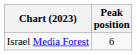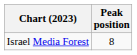(112, 41) 6 -> (112, 41) 8
